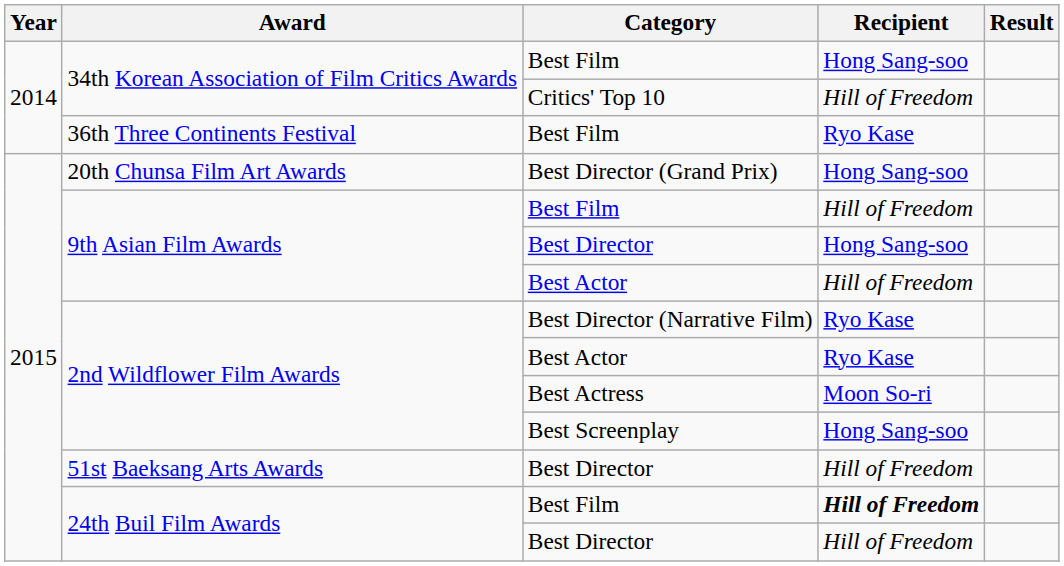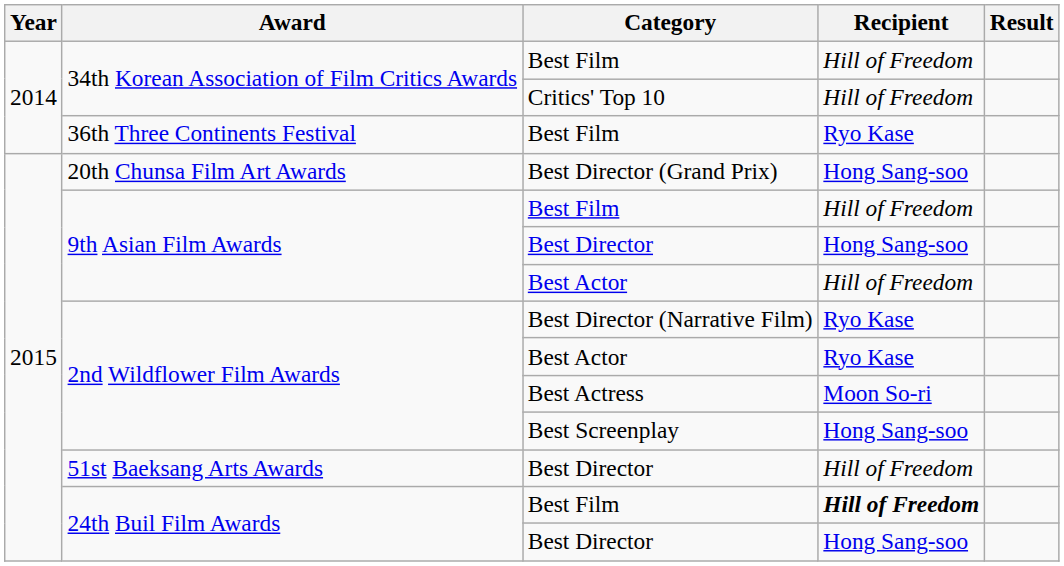(896, 60) Hong Sang-soo -> (898, 60) Hill of Freedom
(898, 541) Hill of Freedom -> (896, 541) Hong Sang-soo
